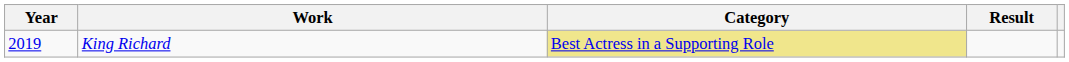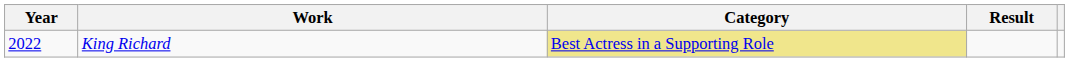(25, 43) 2019 -> (25, 43) 2022
